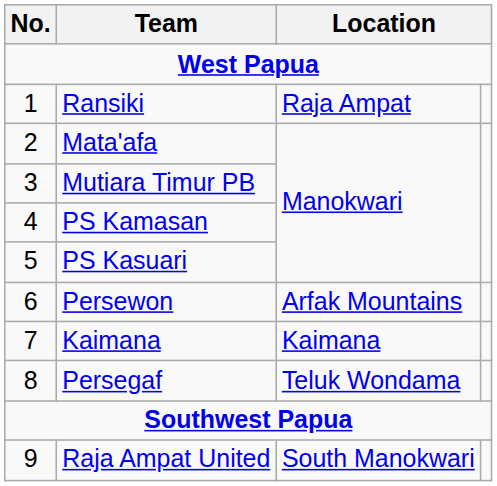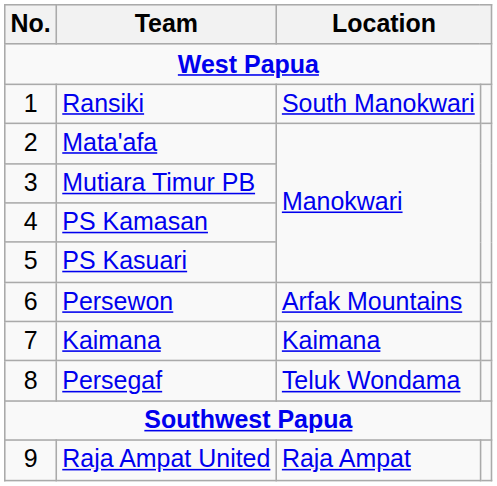(346, 103) Raja Ampat -> (378, 103) South Manokwari
(378, 459) South Manokwari -> (346, 459) Raja Ampat
